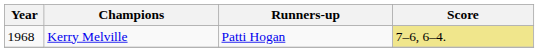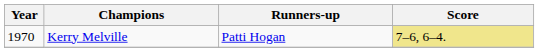(21, 36) 1968 -> (21, 36) 1970
